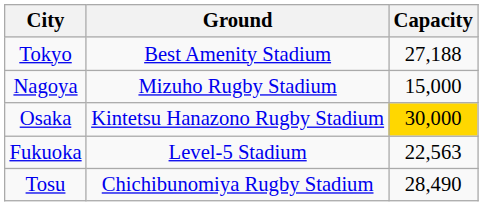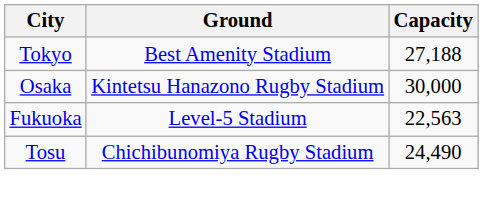- row: (46, 86)
(433, 119) gold background -> (433, 86) no background
(433, 184) 28,490 -> (433, 151) 24,490
